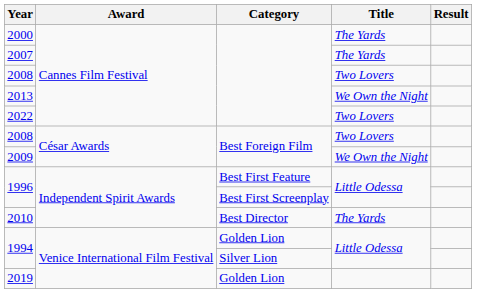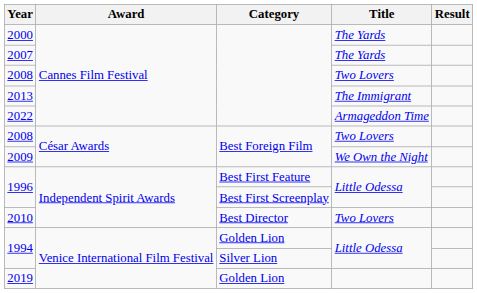(381, 95) We Own the Night -> (373, 95) The Immigrant
(364, 116) Two Lovers -> (382, 116) Armageddon Time
(360, 217) The Yards -> (364, 217) Two Lovers
